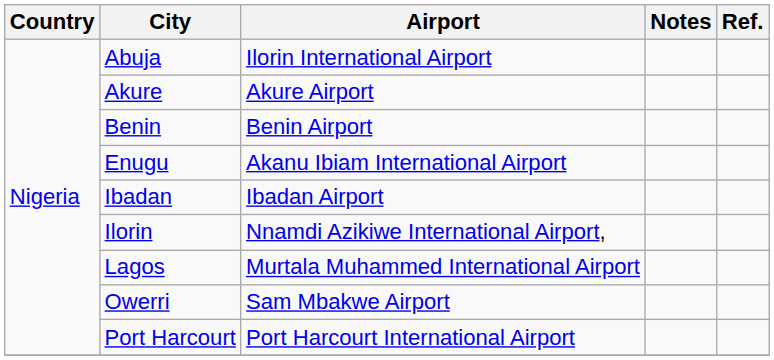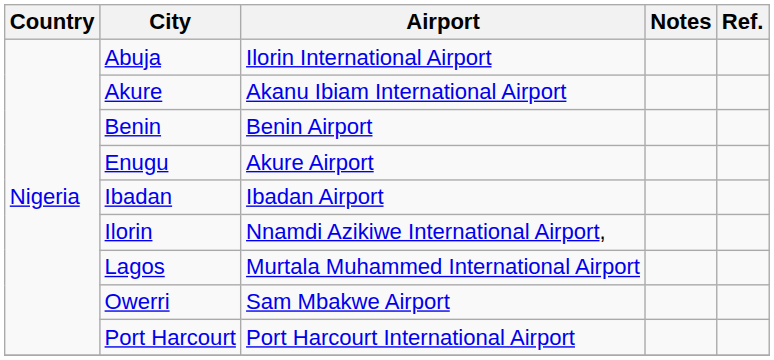(310, 92) Akure Airport -> (406, 92) Akanu Ibiam International Airport
(406, 162) Akanu Ibiam International Airport -> (310, 162) Akure Airport
